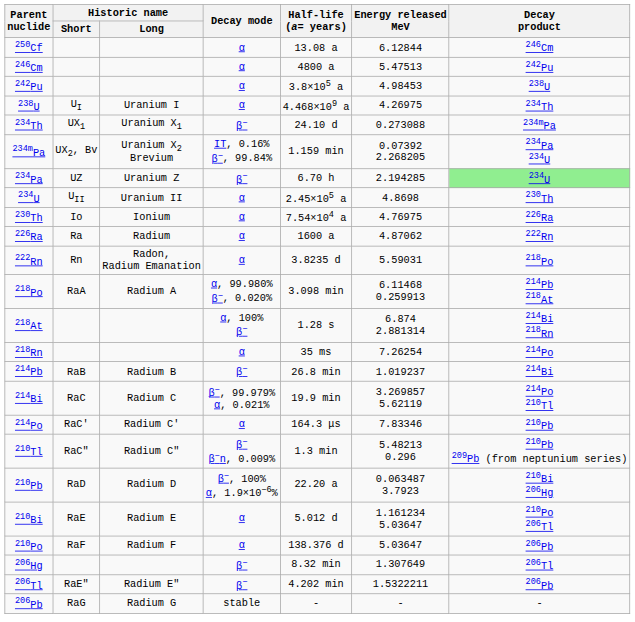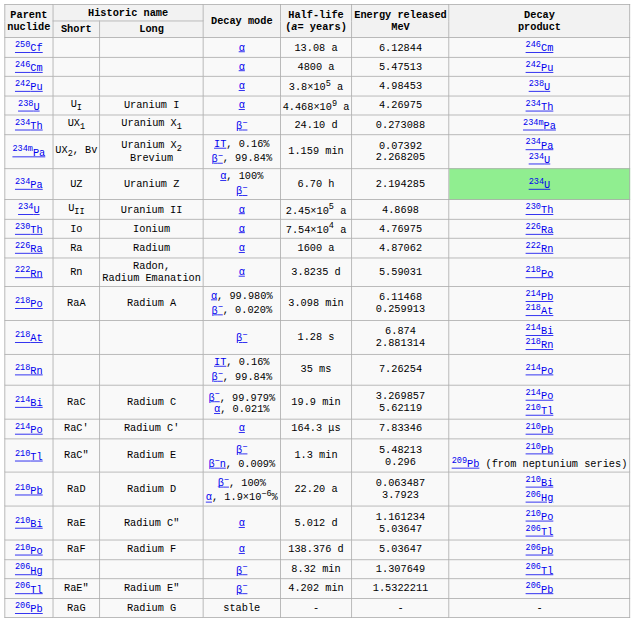(242, 178) β− -> (242, 184) α, 100% β−
(242, 325) α, 100% β− -> (242, 337) β−
(242, 352) α -> (242, 370) IT, 0.16% β−, 99.84%
- row: (29, 371)
(152, 451) Radium C" -> (152, 456) Radium E
(152, 519) Radium E -> (152, 523) Radium C"
